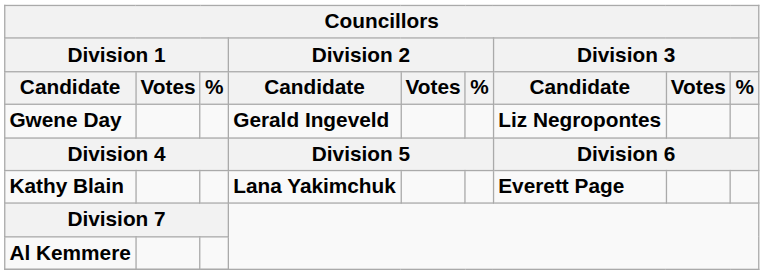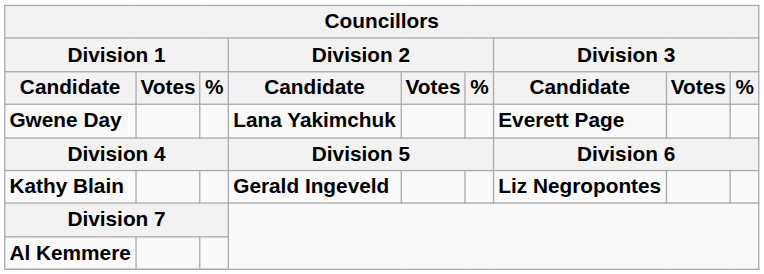(311, 120) Gerald Ingeveld -> (315, 120) Lana Yakimchuk
(580, 120) Liz Negropontes -> (561, 120) Everett Page
(315, 186) Lana Yakimchuk -> (311, 186) Gerald Ingeveld
(561, 186) Everett Page -> (580, 186) Liz Negropontes
